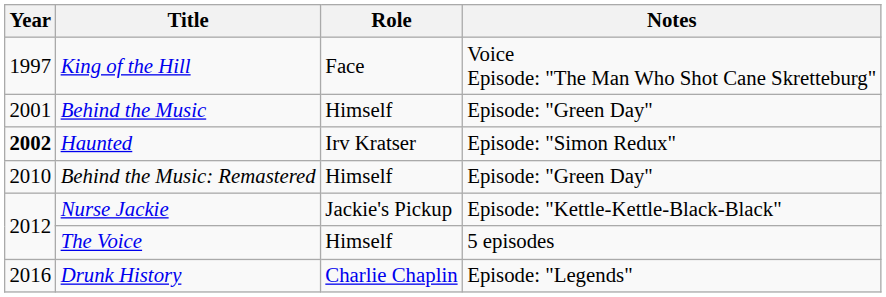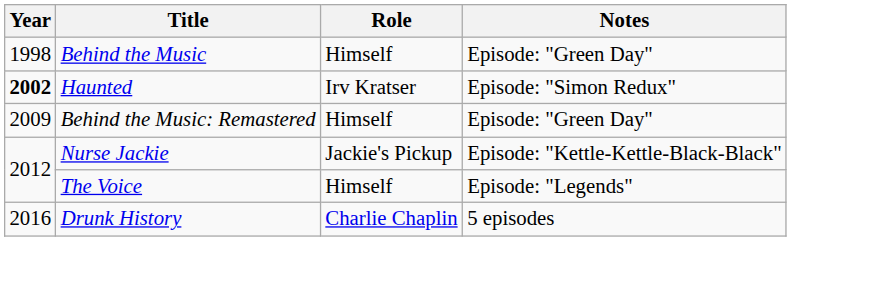- row: (126, 65)
(30, 110) 2001 -> (30, 53) 1998
(30, 176) 2010 -> (30, 119) 2009
(511, 242) 5 episodes -> (550, 185) Episode: "Legends"
(550, 275) Episode: "Legends" -> (511, 218) 5 episodes
